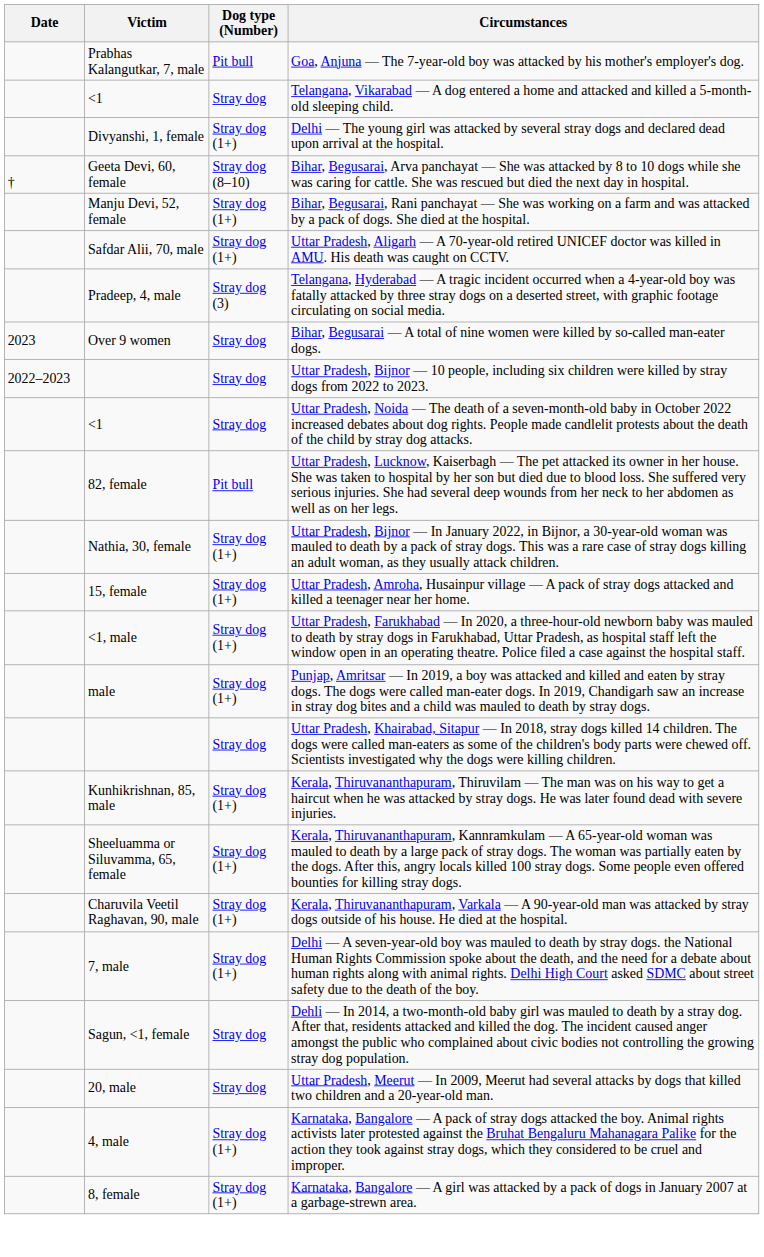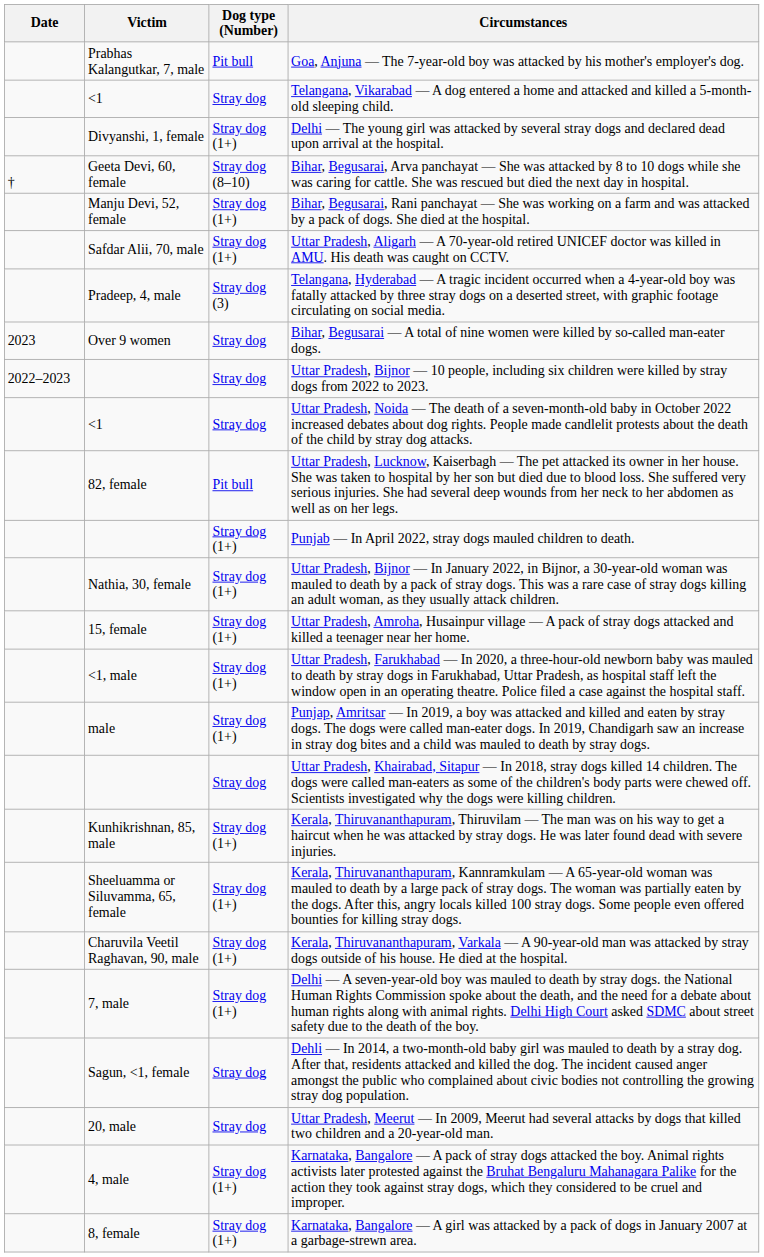+ row: (463, 538)
